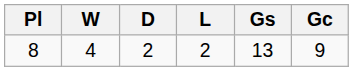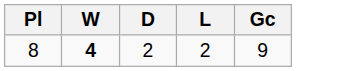- column: (263, 19)
(91, 50) normal -> (91, 50) bold
